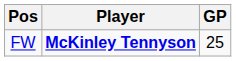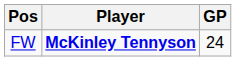(215, 42) 25 -> (215, 42) 24
